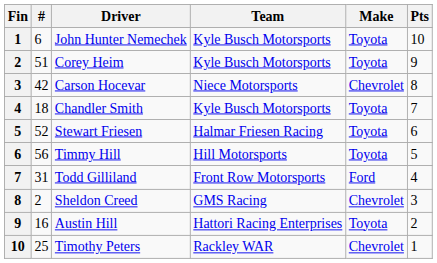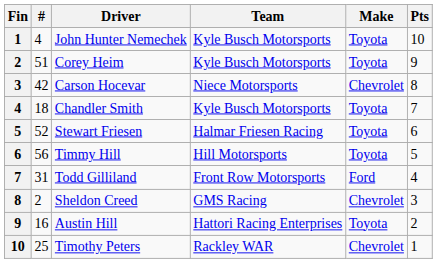(38, 39) 6 -> (38, 39) 4
